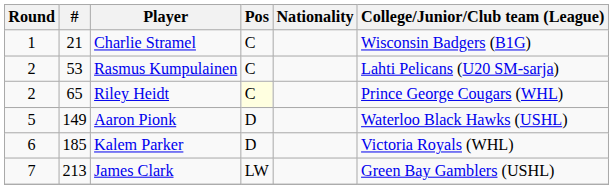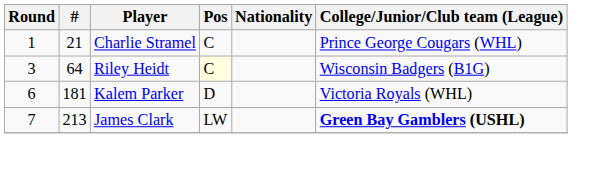(446, 42) Wisconsin Badgers (B1G) -> (421, 42) Prince George Cougars (WHL)
- row: (166, 68)
(32, 94) 2 -> (32, 68) 3
(75, 94) 65 -> (75, 68) 64
(462, 94) Prince George Cougars (WHL) -> (405, 68) Wisconsin Badgers (B1G)
- row: (135, 119)
(75, 145) 185 -> (75, 94) 181
(458, 171) normal -> (422, 119) bold
